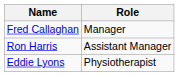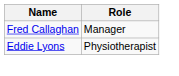- row: (32, 46)
